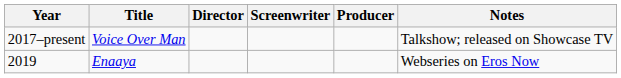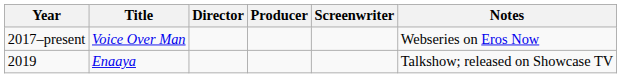columns swapped: (366, 15) <-> (290, 15)
(507, 38) Talkshow; released on Showcase TV -> (470, 38) Webseries on Eros Now
(470, 61) Webseries on Eros Now -> (507, 61) Talkshow; released on Showcase TV
